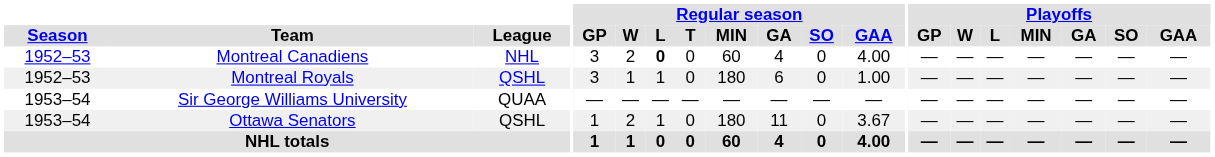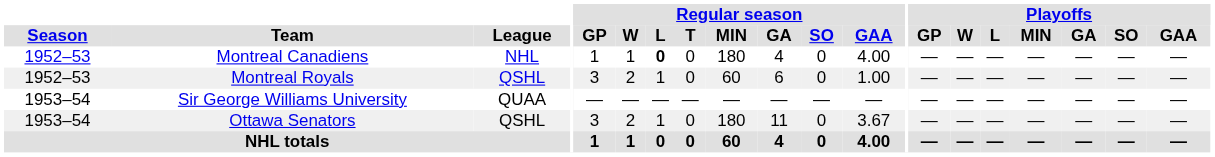(595, 56) 3 -> (595, 56) 1
(630, 56) 2 -> (630, 56) 1
(731, 56) 60 -> (731, 56) 180
(630, 78) 1 -> (630, 78) 2
(731, 78) 180 -> (731, 78) 60
(595, 120) 1 -> (595, 120) 3
